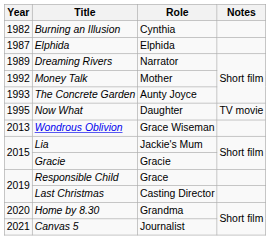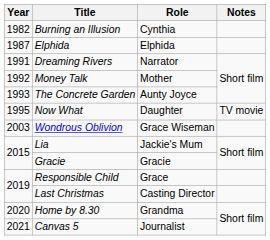(18, 62) 1989 -> (18, 62) 1991
(18, 128) 2013 -> (18, 128) 2003
